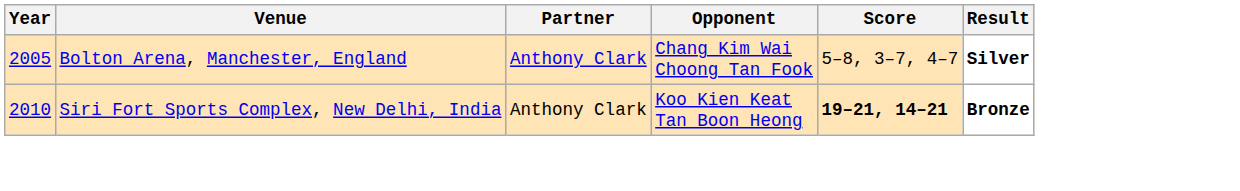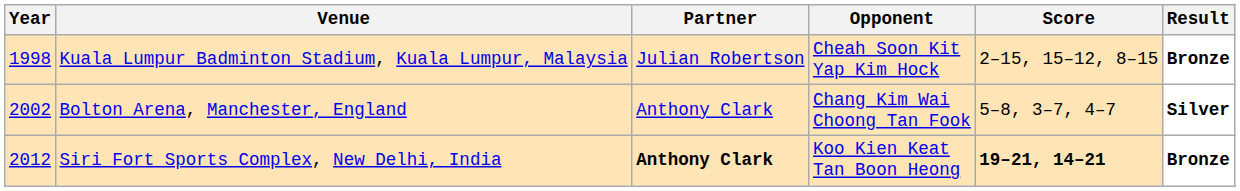+ row: (344, 59)
(30, 59) 2005 -> (30, 110) 2002
(30, 110) 2010 -> (30, 160) 2012
(578, 110) normal -> (705, 160) bold
